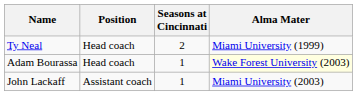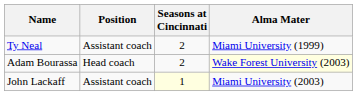(109, 45) Head coach -> (117, 45) Assistant coach
(182, 63) 1 -> (182, 63) 2
(182, 81) no background -> (182, 81) lightyellow background
